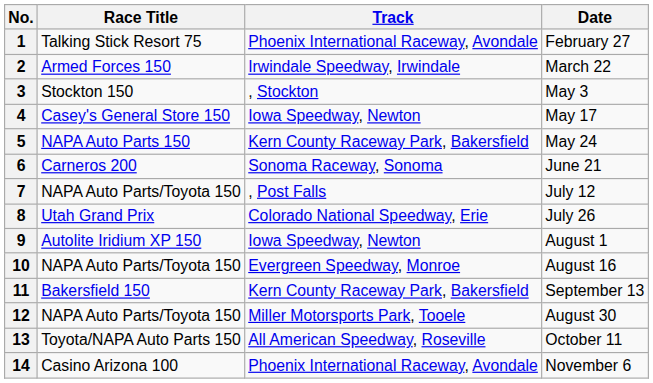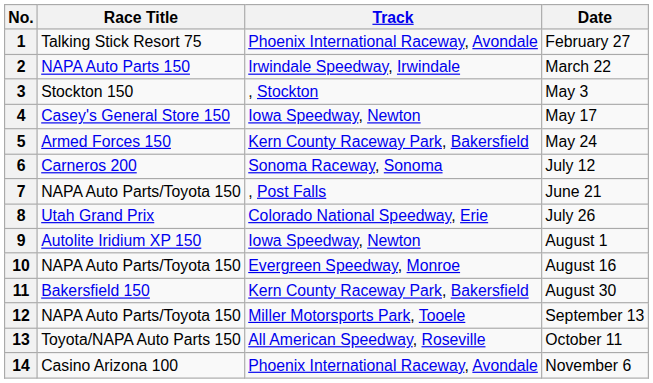(106, 66) Armed Forces 150 -> (116, 66) NAPA Auto Parts 150
(116, 141) NAPA Auto Parts 150 -> (106, 141) Armed Forces 150
(573, 166) June 21 -> (570, 166) July 12
(570, 191) July 12 -> (573, 191) June 21
(595, 290) September 13 -> (581, 290) August 30
(581, 315) August 30 -> (595, 315) September 13
